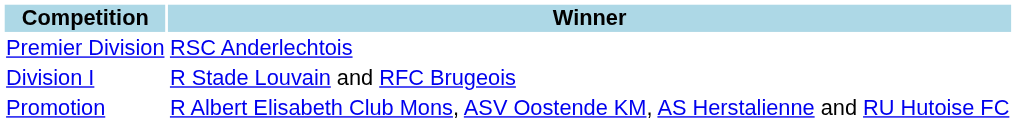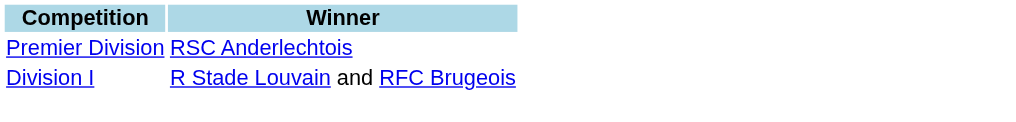- row: (56, 107)
